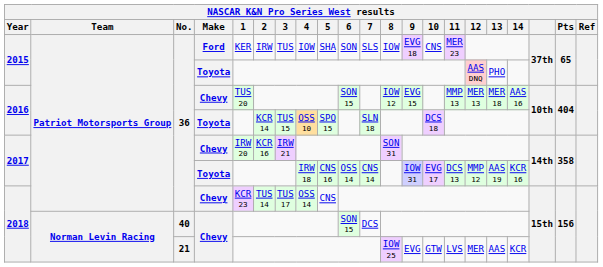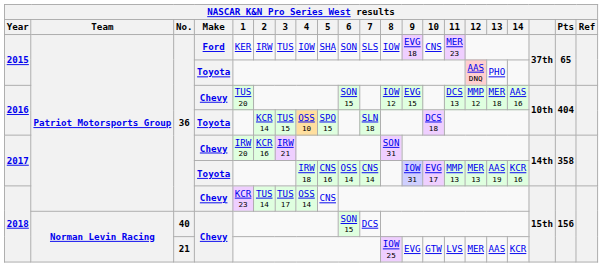(455, 97) MMP 13 -> (455, 97) DCS 13
(476, 97) MER 13 -> (476, 97) MMP 12
(455, 173) DCS 13 -> (455, 173) MMP 13
(476, 173) MMP 12 -> (476, 173) MER 13
